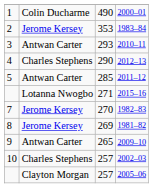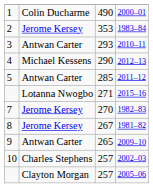(57, 61) Charles Stephens -> (56, 61) Michael Kessens
(105, 126) 269 -> (105, 126) 267
